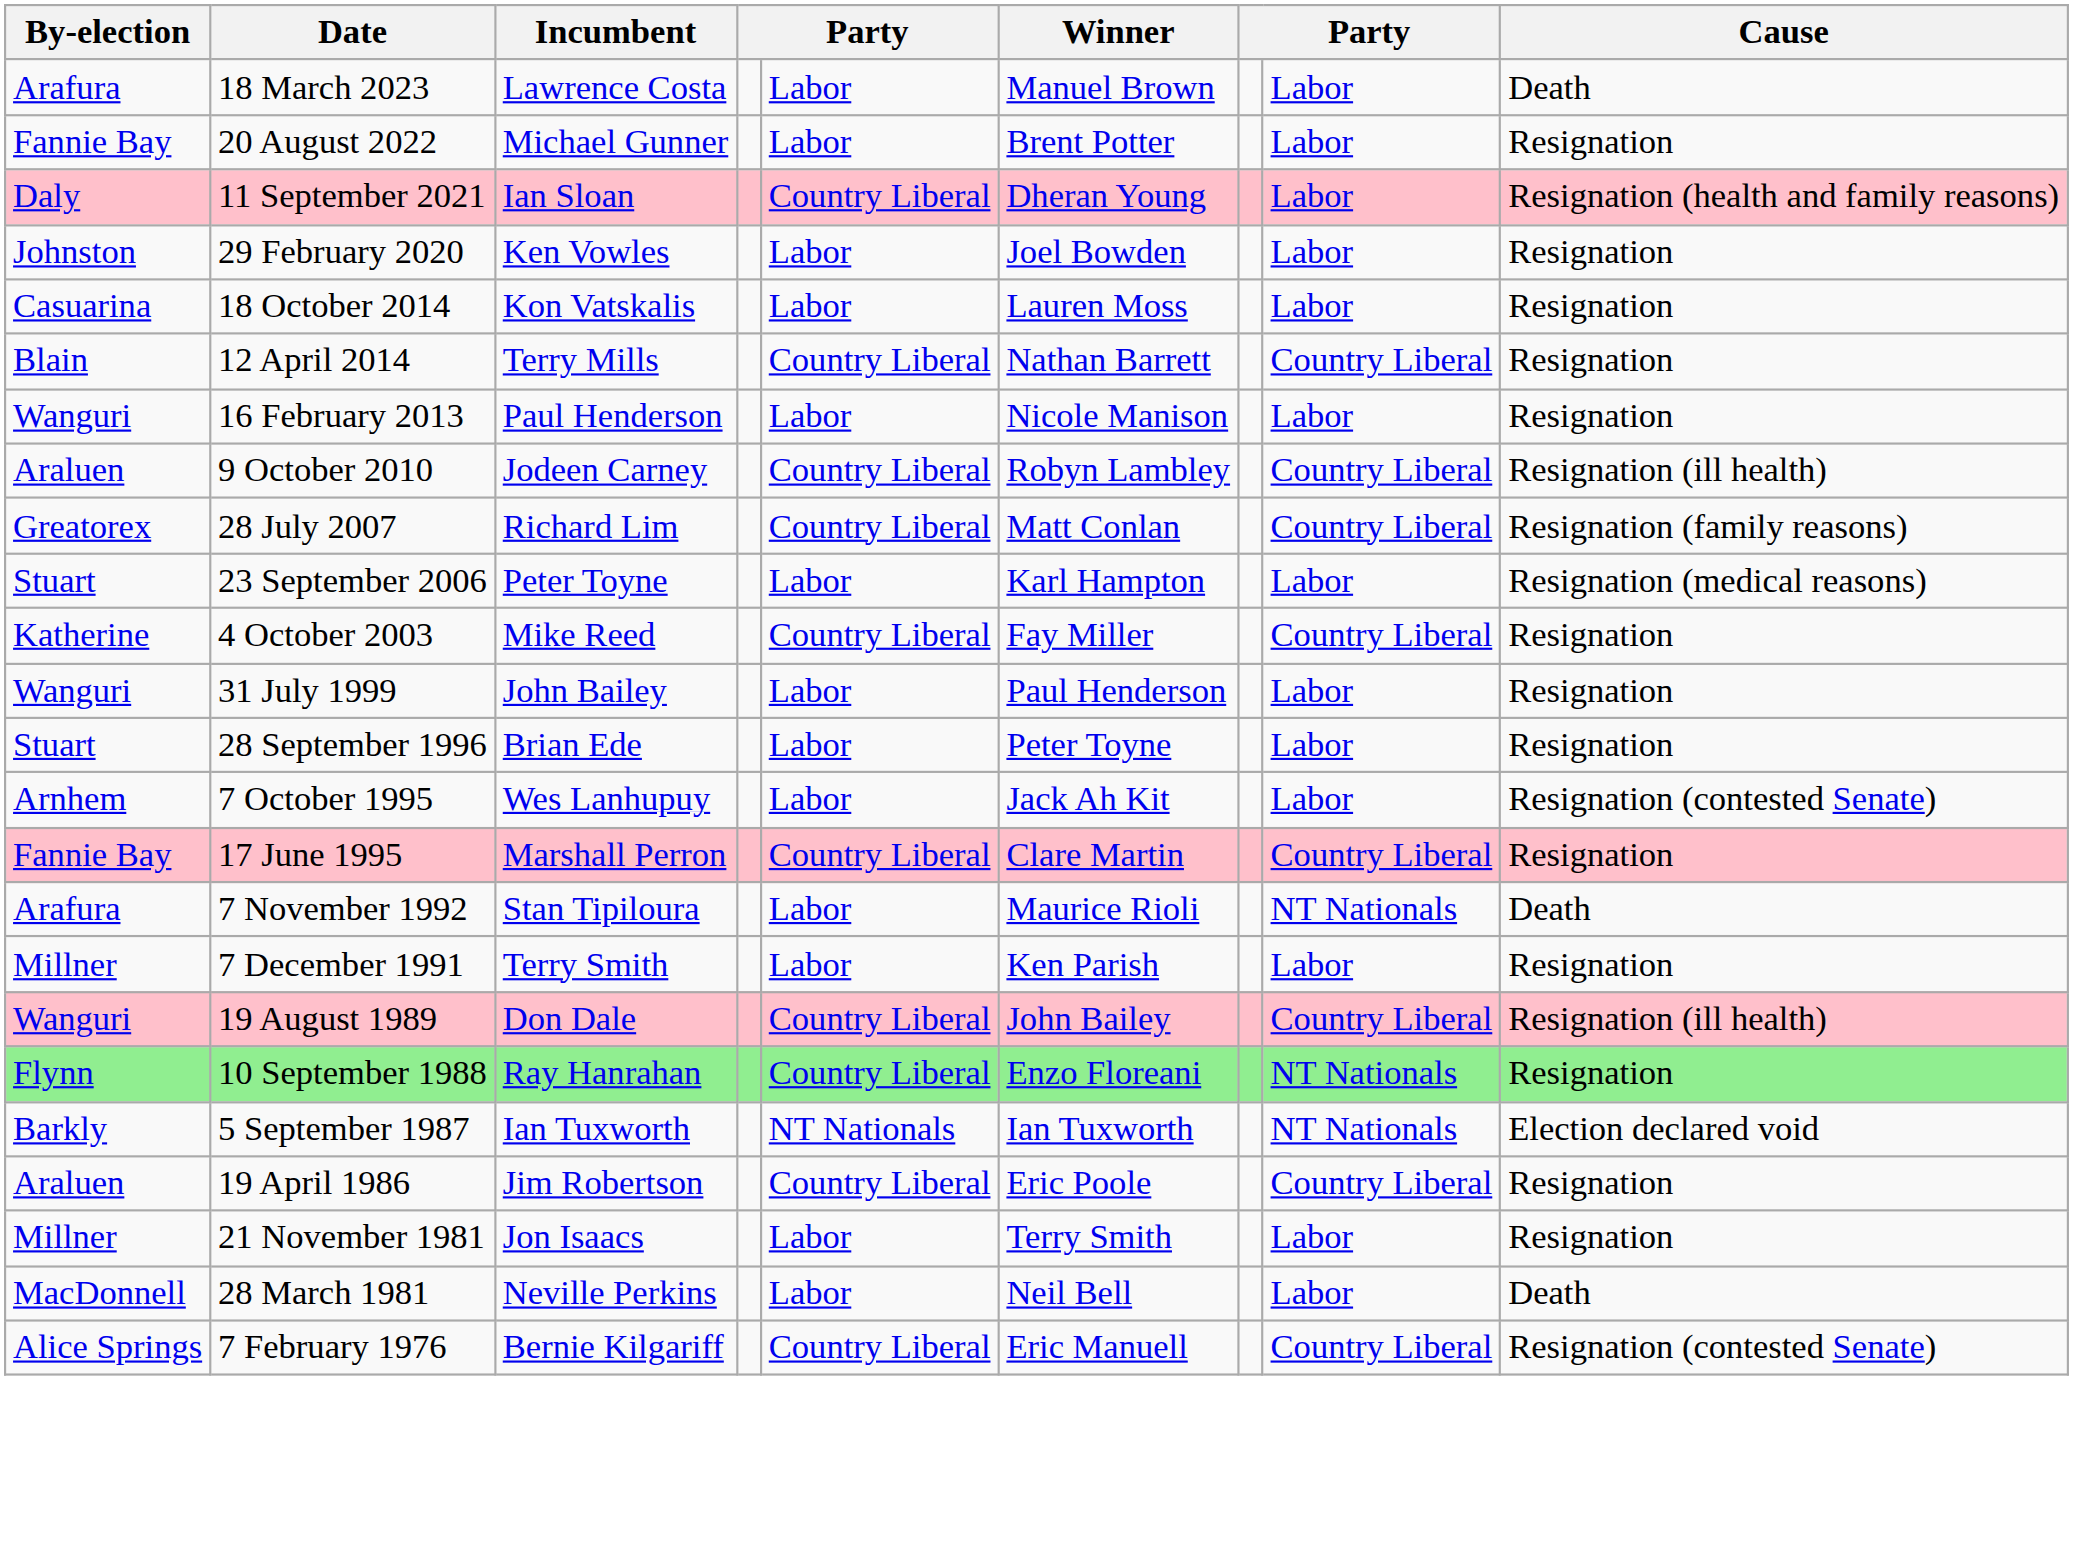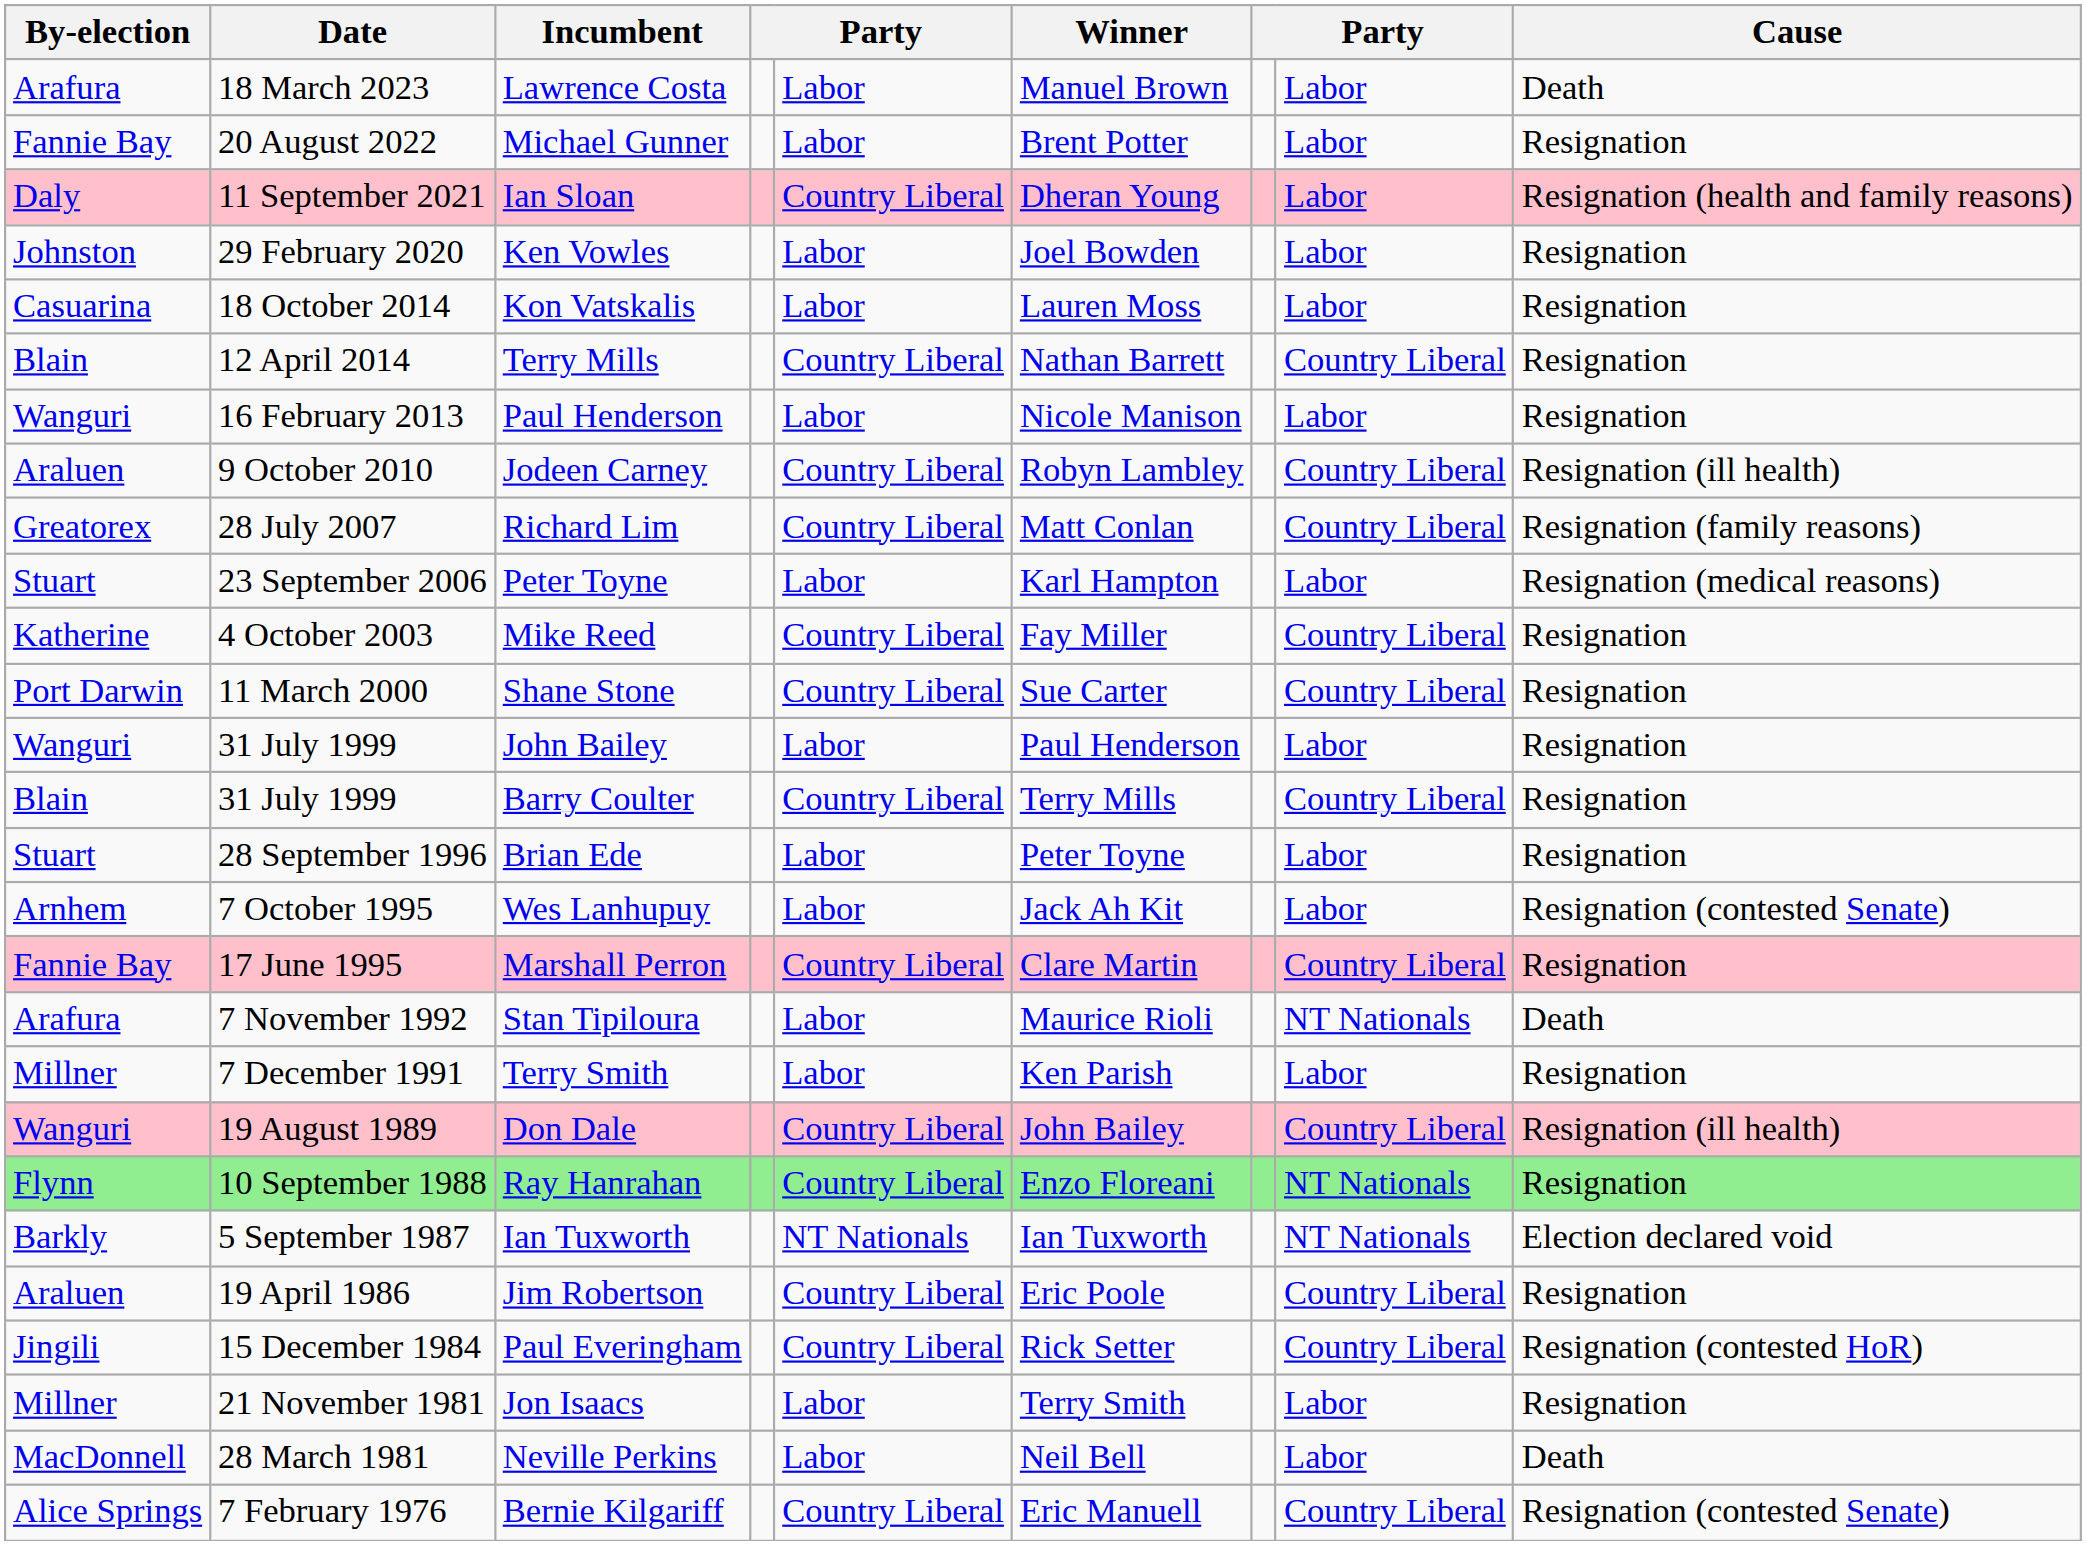+ row: (589, 689)
+ row: (598, 799)
+ row: (622, 1347)
